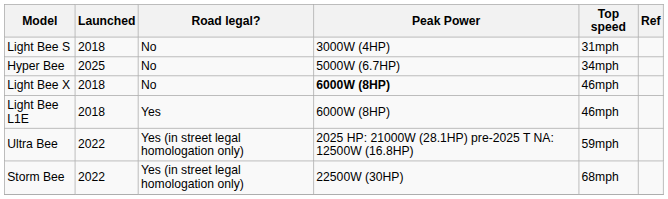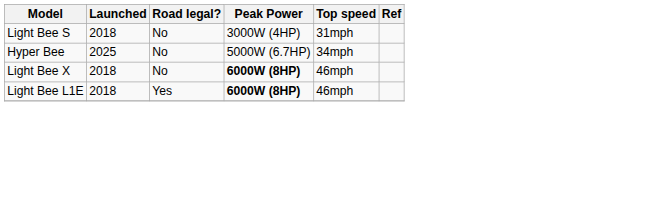(353, 111) normal -> (264, 91) bold
- row: (33, 144)
- row: (36, 177)
